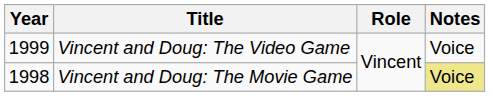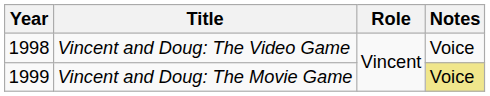(29, 47) 1999 -> (29, 47) 1998
(29, 76) 1998 -> (29, 76) 1999
